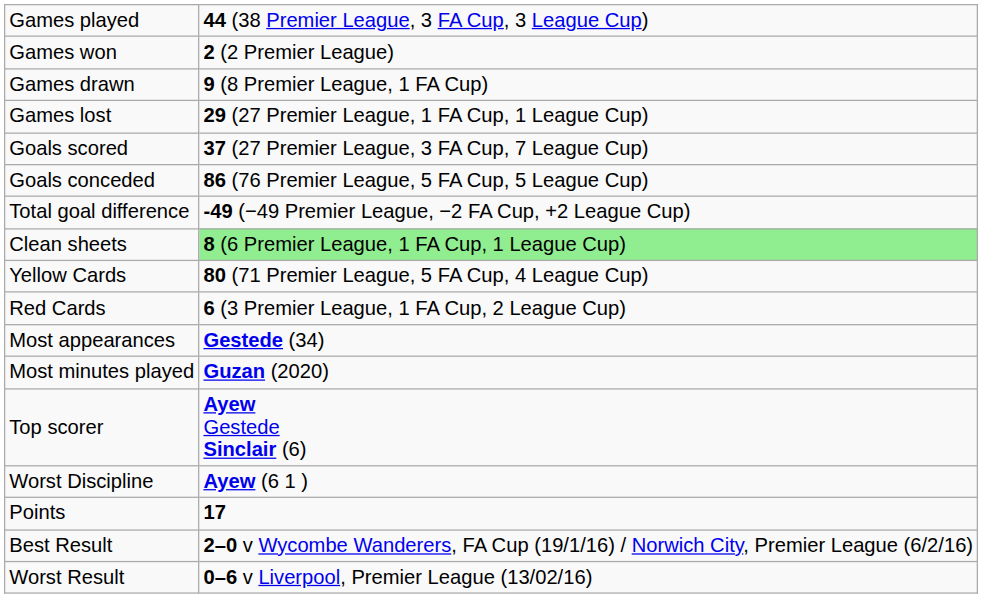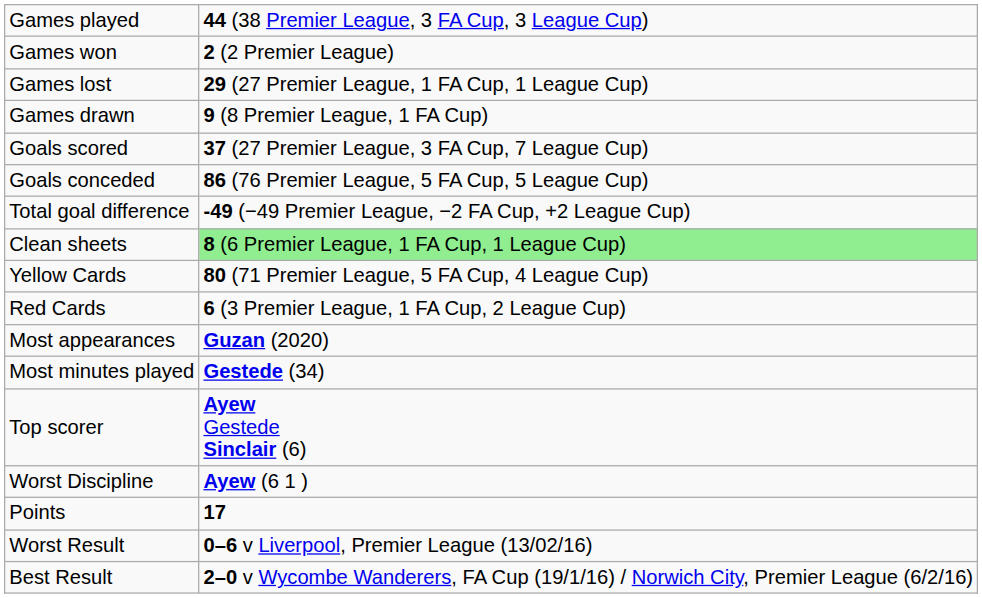rows swapped: (72, 84) <-> (60, 116)
(264, 340) Gestede (34) -> (266, 340) Guzan (2020)
(266, 372) Guzan (2020) -> (264, 372) Gestede (34)
rows swapped: (61, 545) <-> (67, 577)
